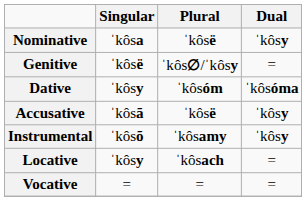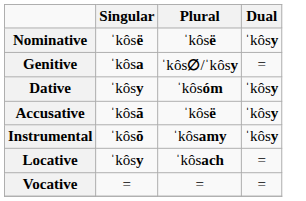(127, 40) ˈkôsa -> (127, 40) ˈkôsë
(127, 64) ˈkôsë -> (127, 64) ˈkôsa
(272, 88) ˈkôsóma -> (262, 88) ˈkôsy
